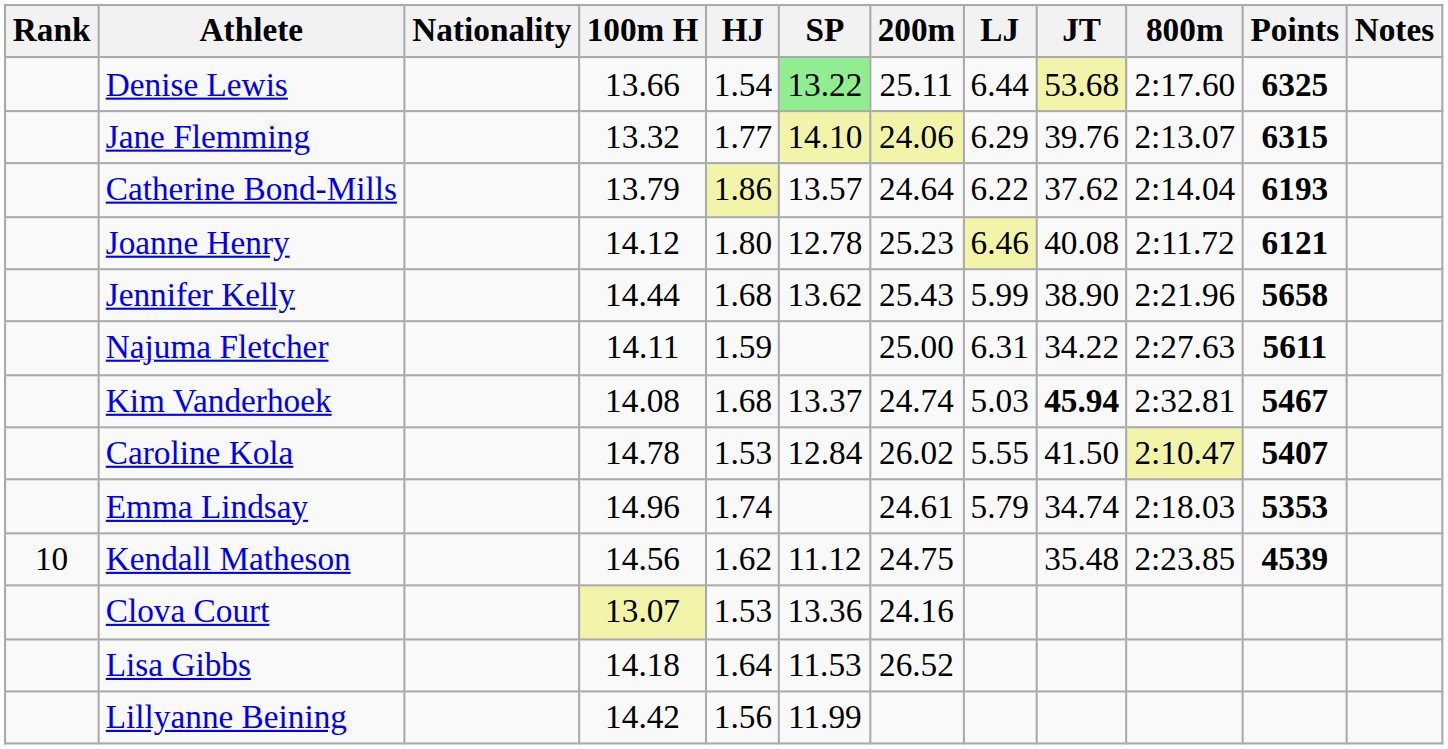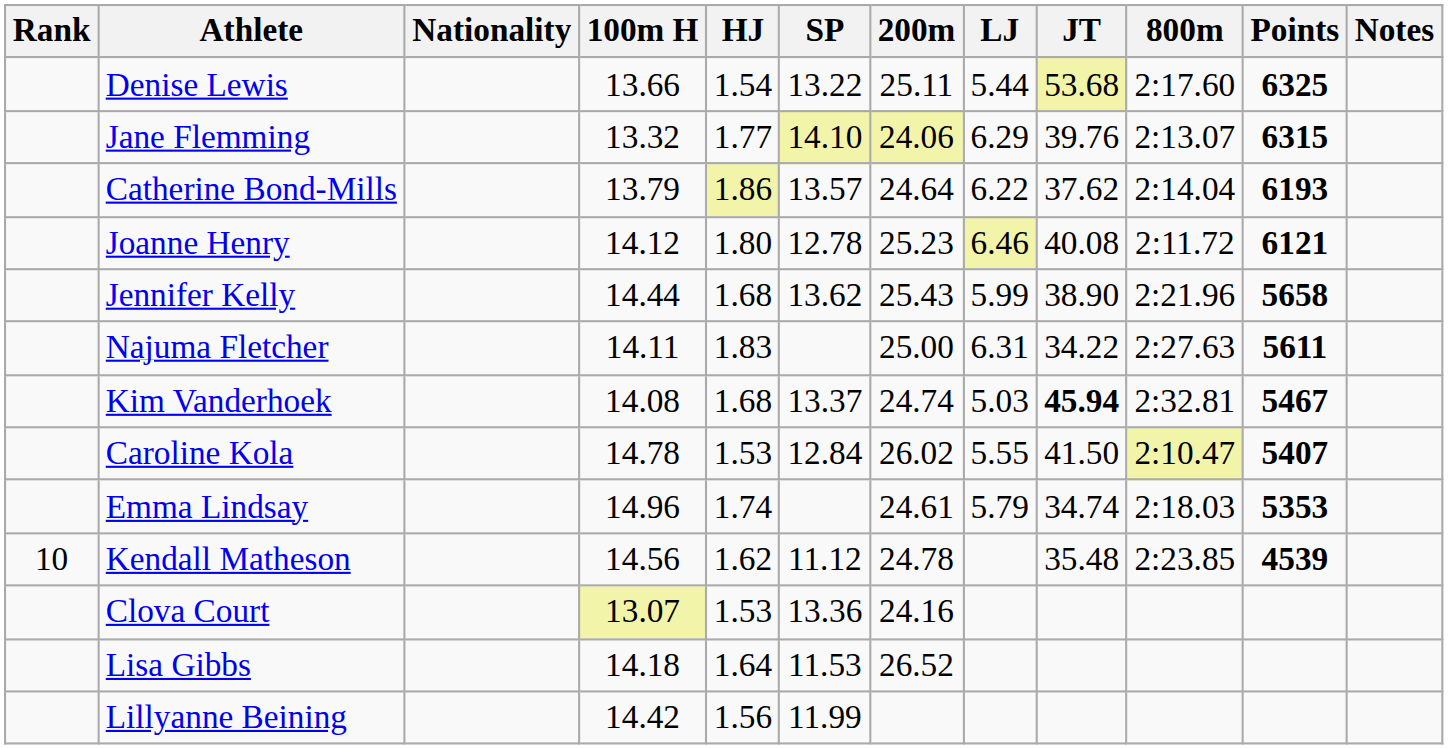(825, 83) lightgreen background -> (825, 83) no background
(1000, 83) 6.44 -> (1000, 83) 5.44
(743, 347) 1.59 -> (743, 347) 1.83
(916, 558) 24.75 -> (916, 558) 24.78
